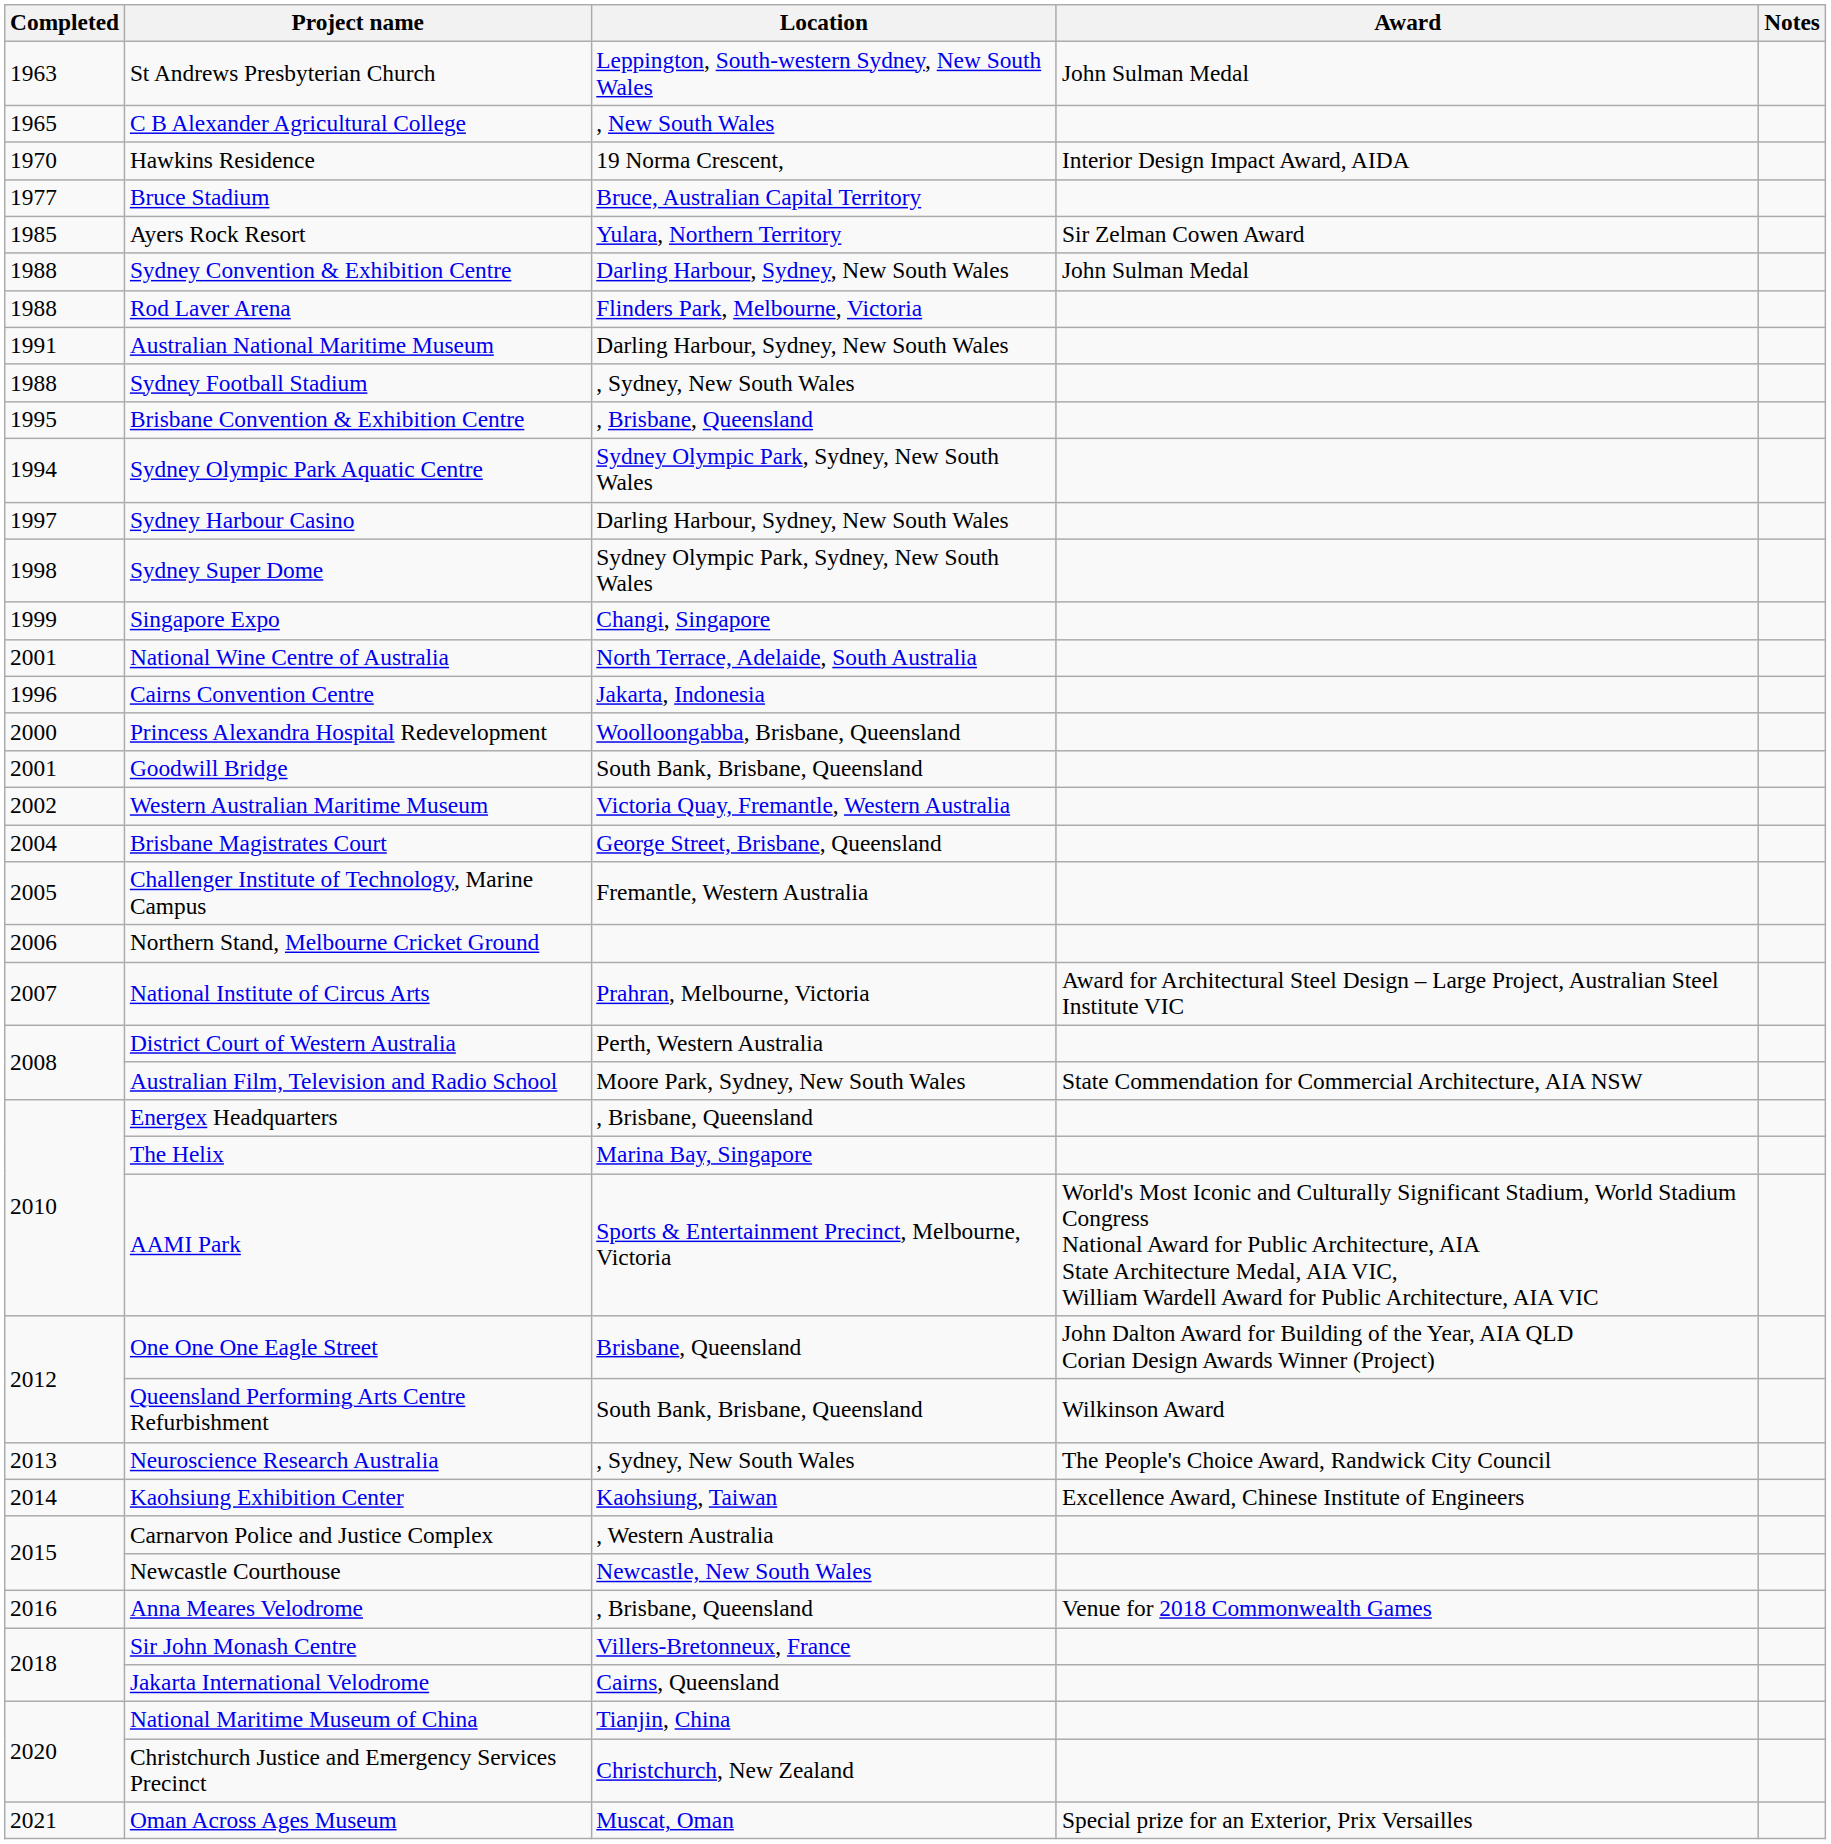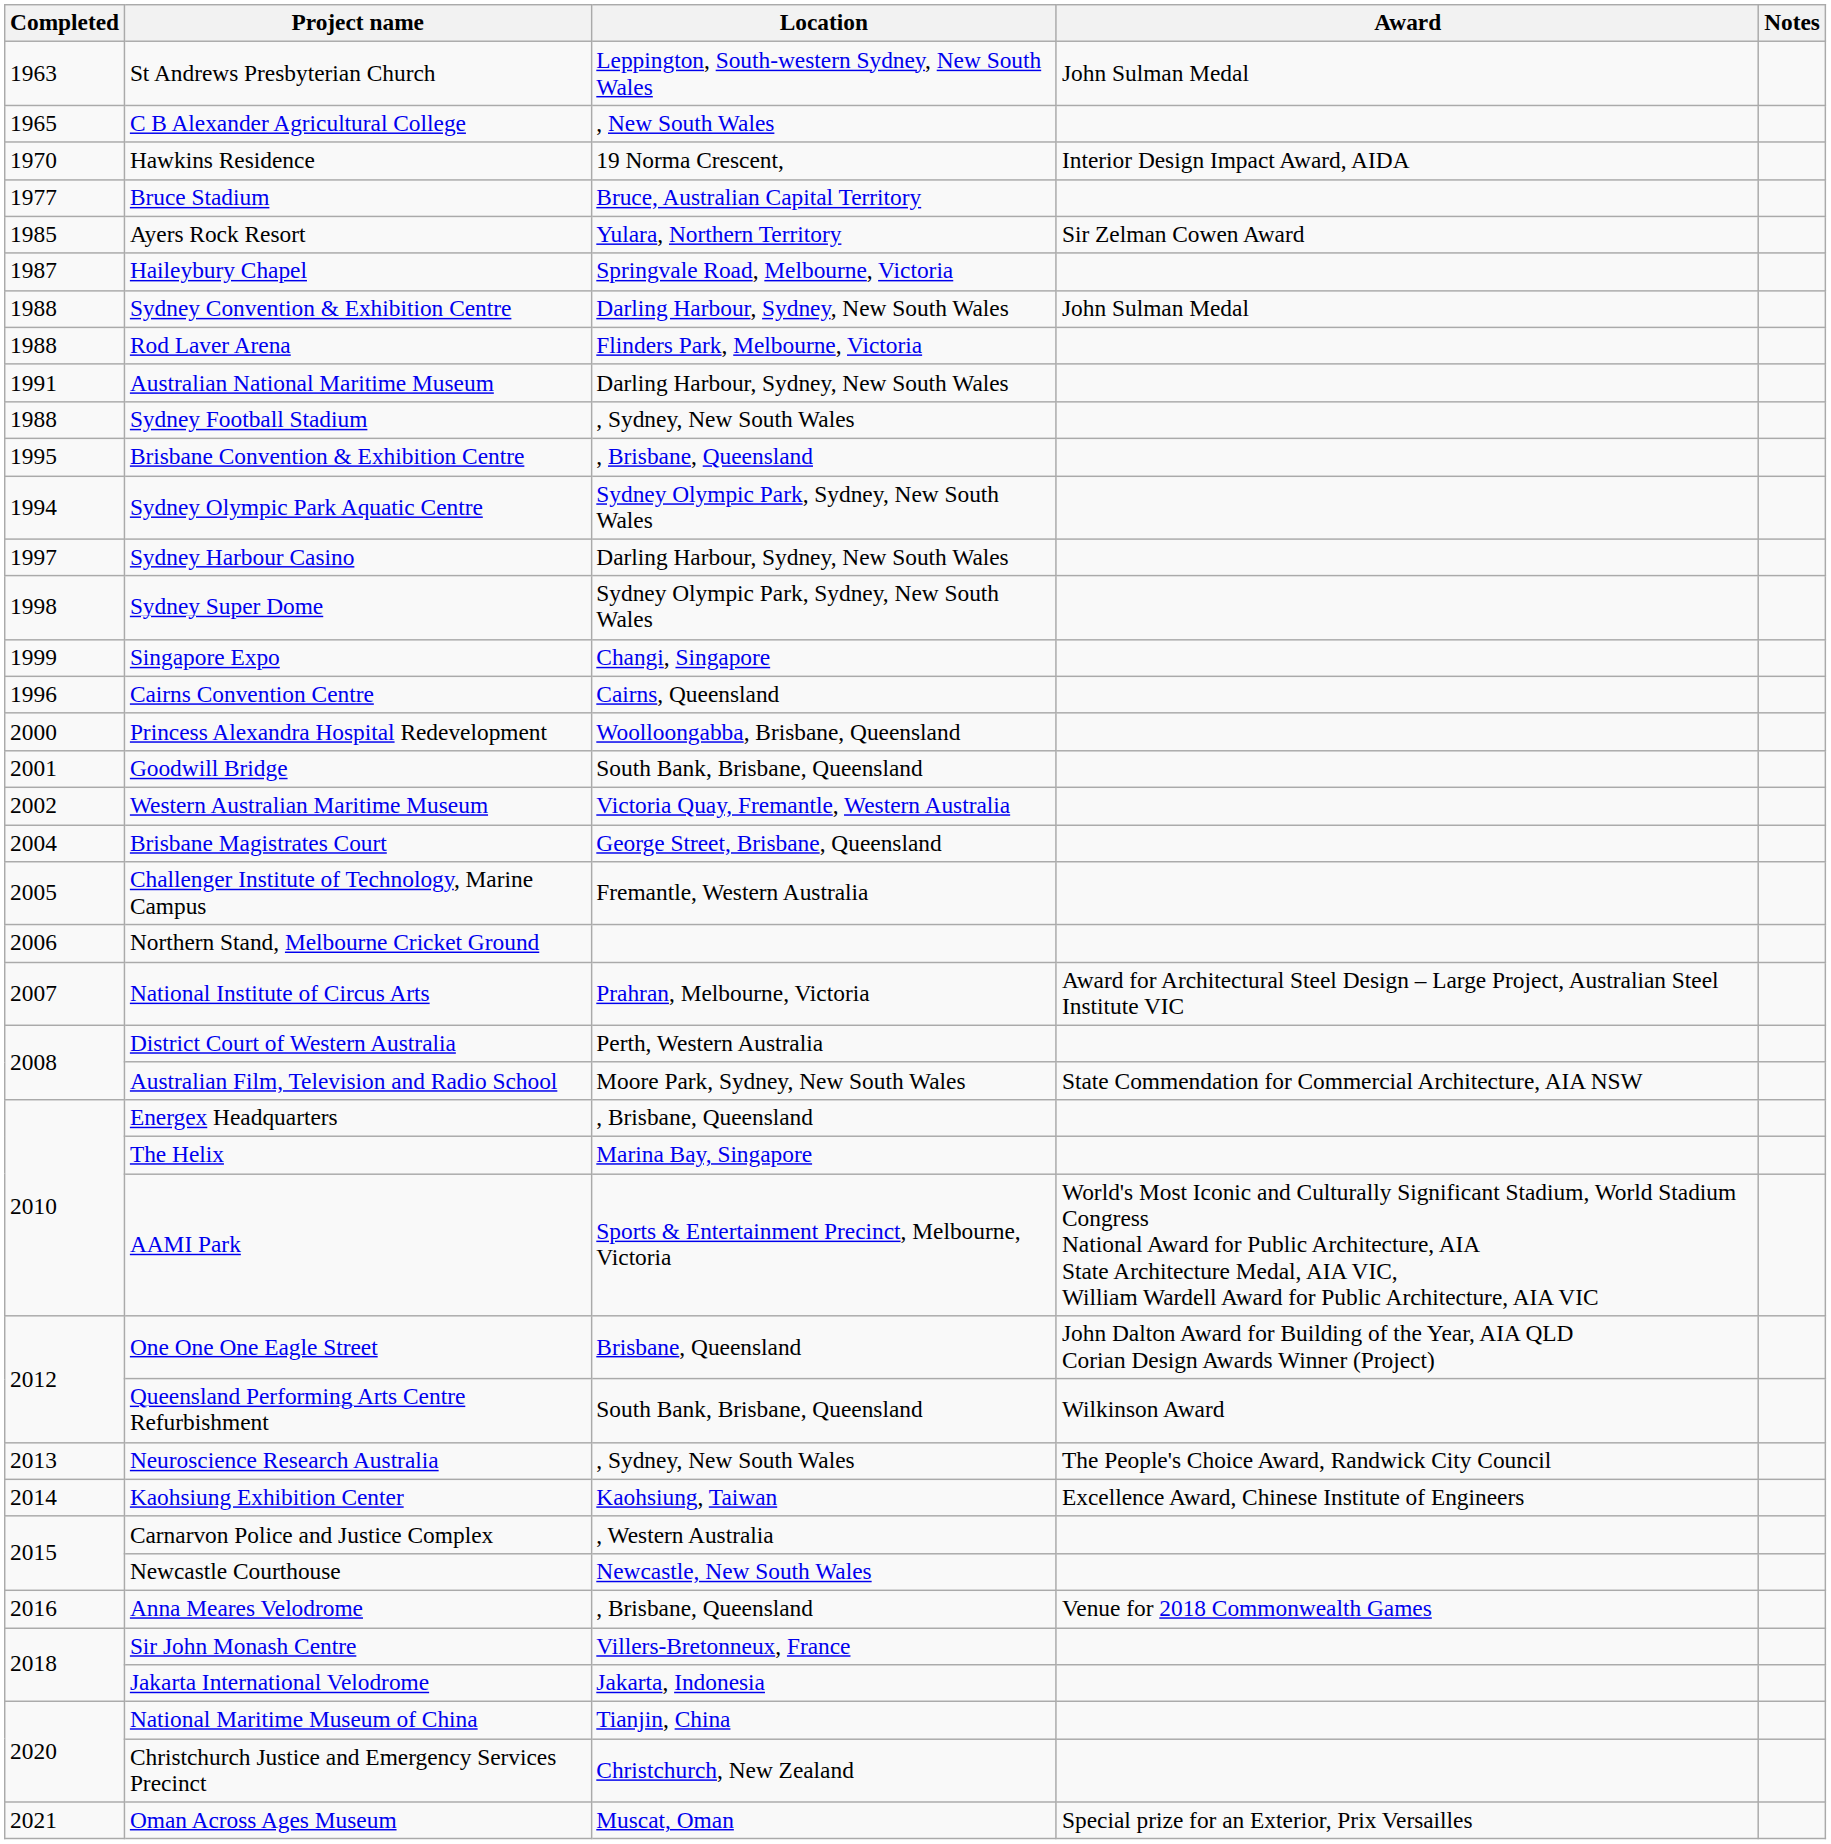+ row: (218, 271)
- row: (289, 657)
(681, 694) Jakarta, Indonesia -> (688, 694) Cairns, Queensland
(688, 1682) Cairns, Queensland -> (681, 1682) Jakarta, Indonesia
